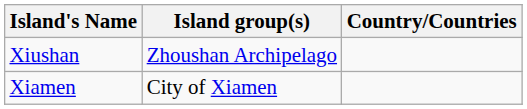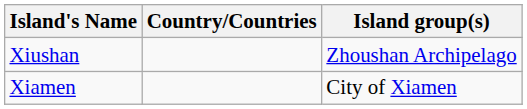columns swapped: (242, 21) <-> (432, 21)
